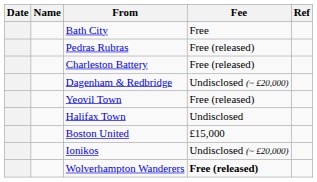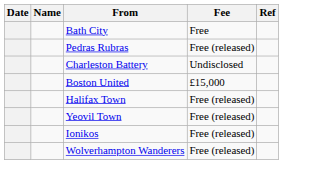(222, 64) Free (released) -> (216, 64) Undisclosed
- row: (119, 82)
rows swapped: (94, 99) <-> (97, 133)
(216, 116) Undisclosed -> (222, 99) Free (released)
(239, 151) Undisclosed (~ £20,000) -> (222, 133) Free (released)
(224, 168) bold -> (222, 151) normal
